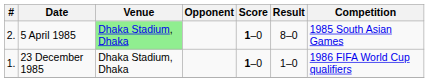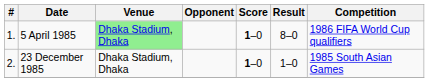(11, 35) 2. -> (11, 35) 1.
(351, 35) 1985 South Asian Games -> (360, 35) 1986 FIFA World Cup qualifiers
(11, 64) 1. -> (11, 64) 2.
(360, 64) 1986 FIFA World Cup qualifiers -> (351, 64) 1985 South Asian Games
